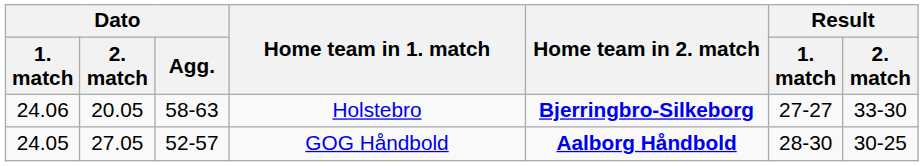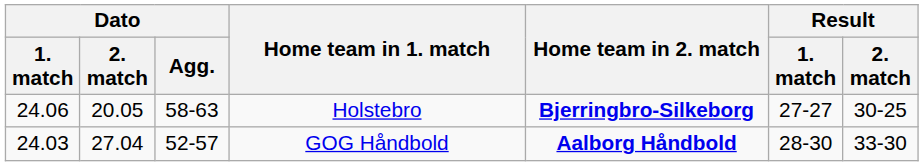(880, 110) 33-30 -> (880, 110) 30-25
(43, 143) 24.05 -> (43, 143) 24.03
(117, 143) 27.05 -> (117, 143) 27.04
(880, 143) 30-25 -> (880, 143) 33-30
